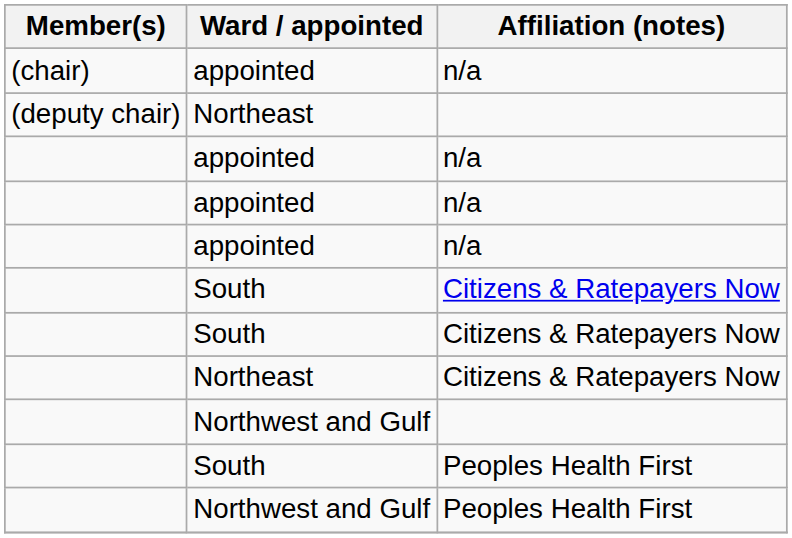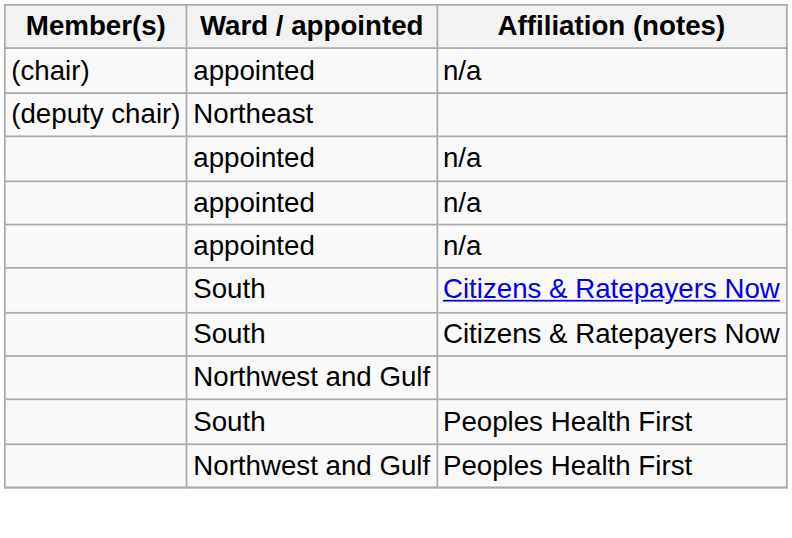- row: (253, 377)
